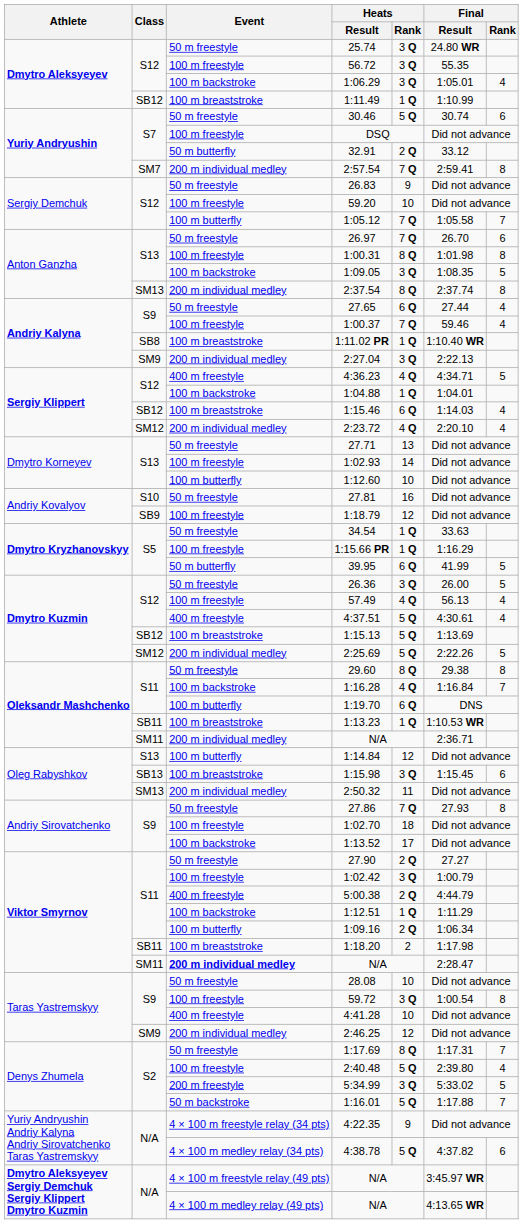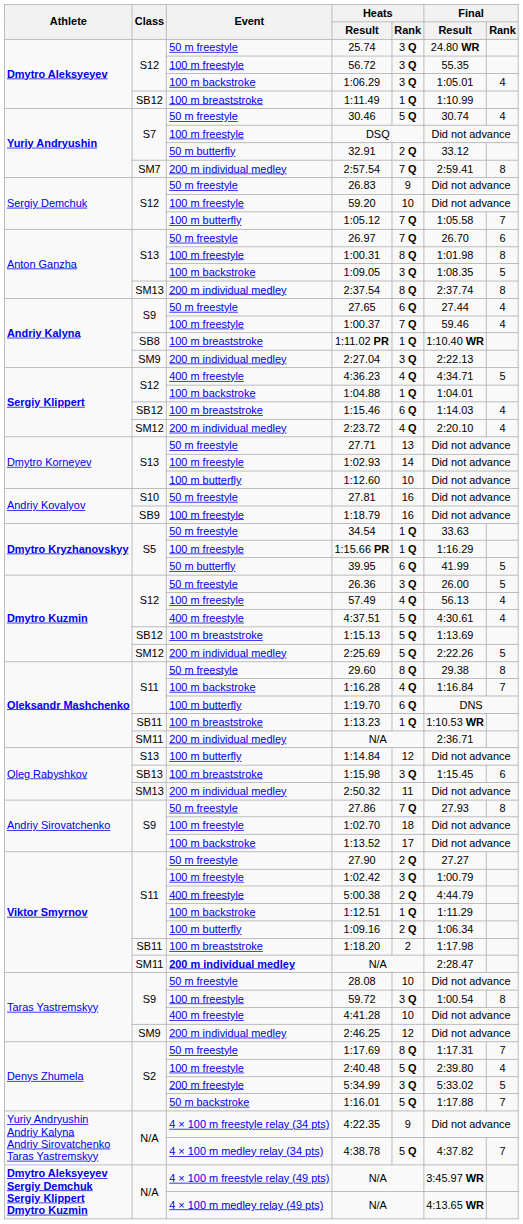(503, 117) 6 -> (503, 117) 4
(408, 515) 12 -> (408, 515) 16
(503, 1152) 6 -> (503, 1152) 7
